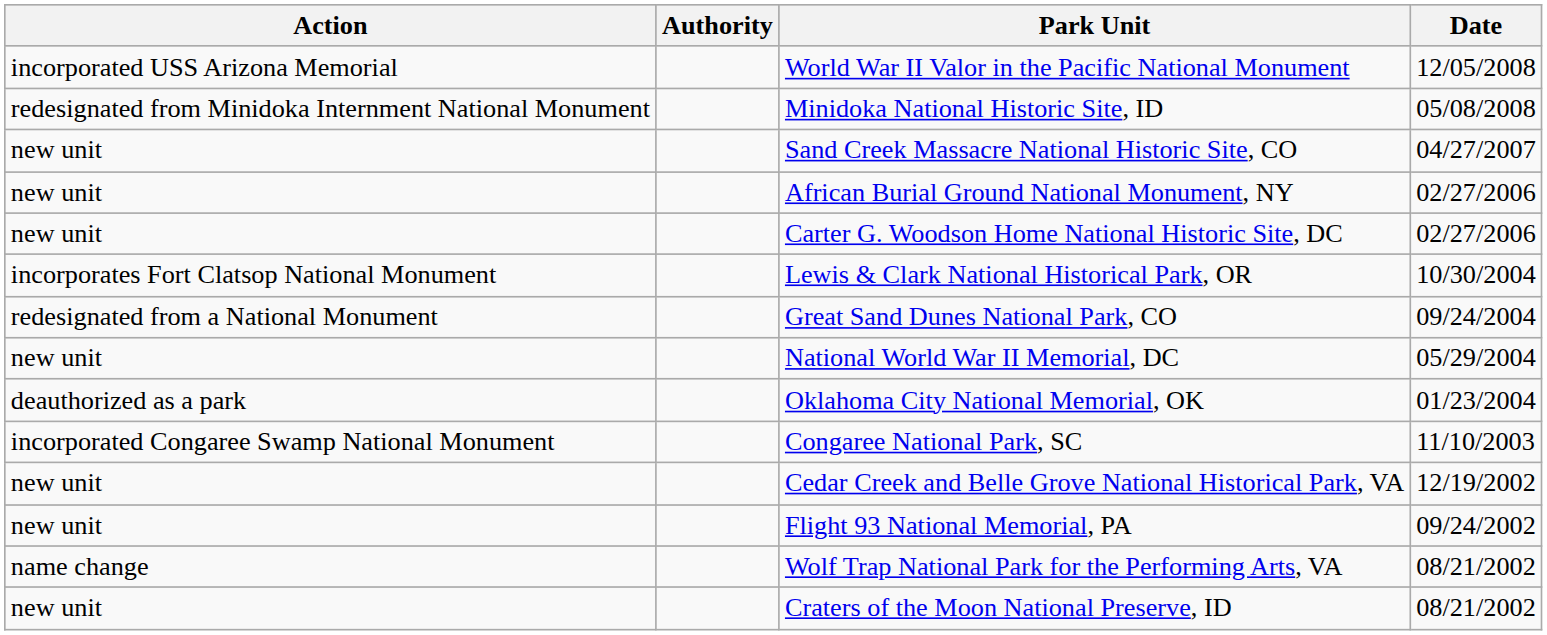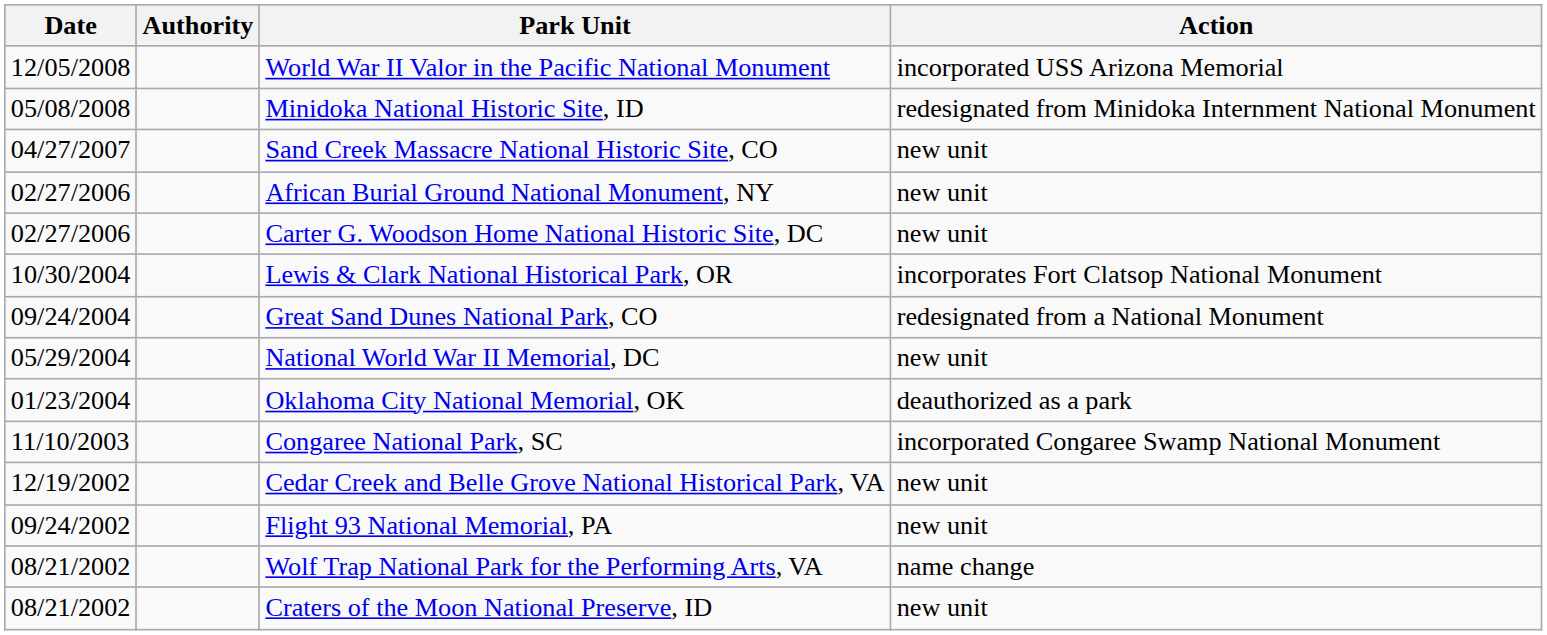columns swapped: (1476, 25) <-> (330, 25)
